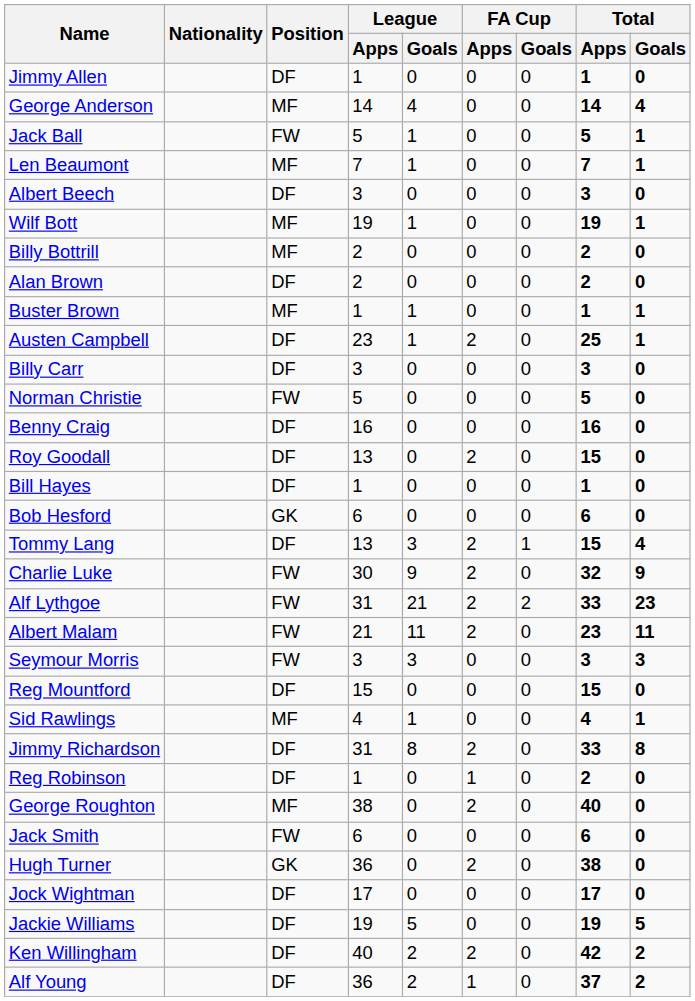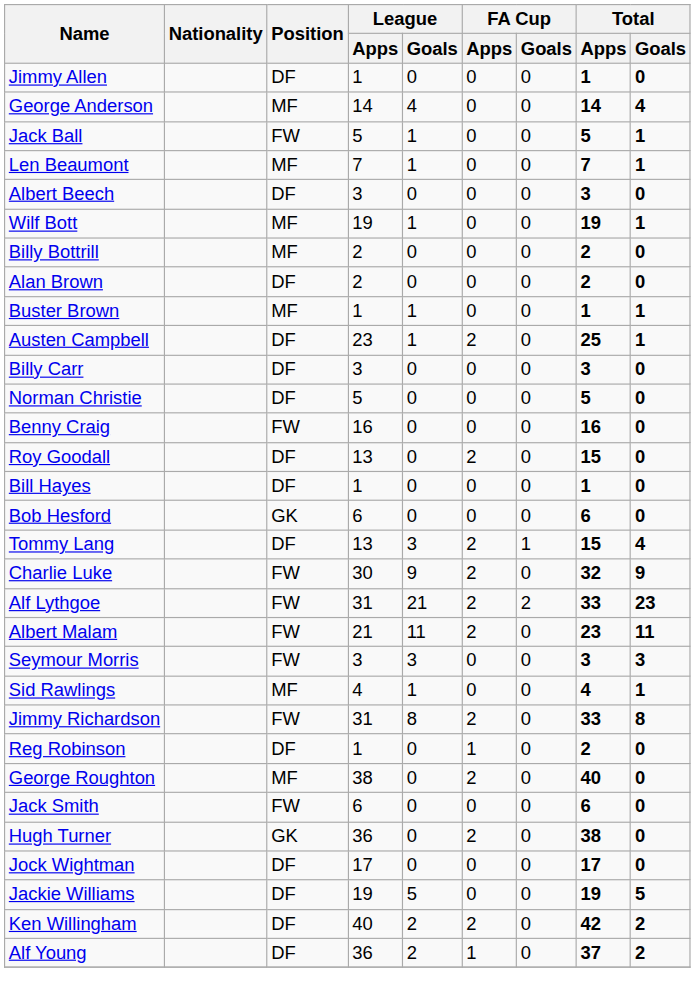(285, 398) FW -> (283, 398) DF
(283, 427) DF -> (285, 427) FW
- row: (70, 690)
(283, 748) DF -> (285, 719) FW
